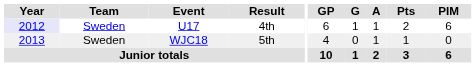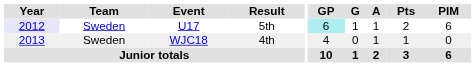(267, 26) 4th -> (267, 26) 5th
(326, 26) no background -> (326, 26) paleturquoise background
(267, 40) 5th -> (267, 40) 4th
